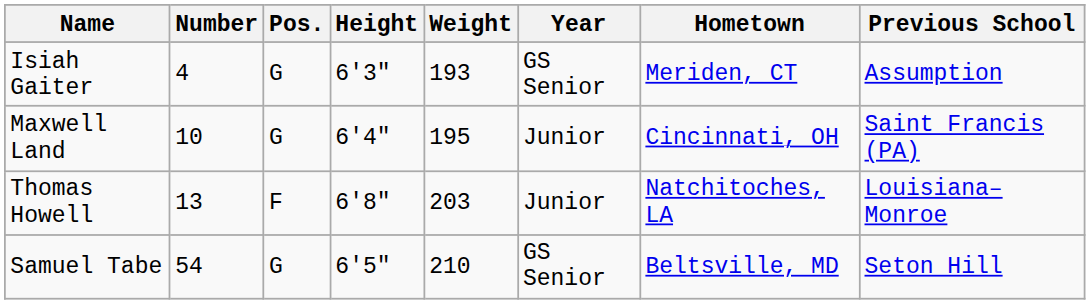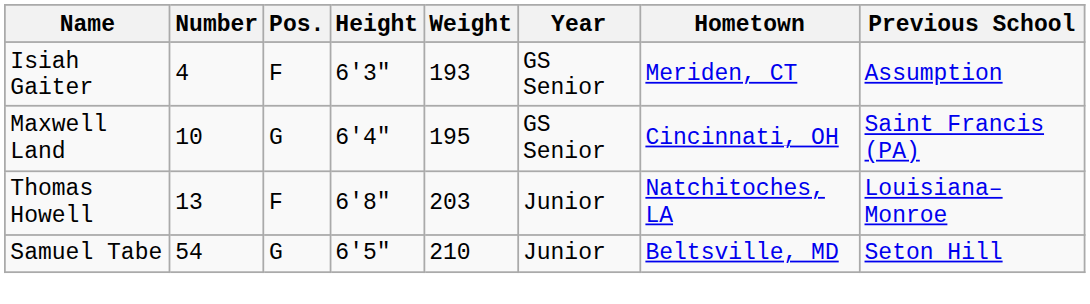(276, 74) G -> (276, 74) F
(564, 138) Junior -> (564, 138) GS Senior
(564, 267) GS Senior -> (564, 253) Junior
